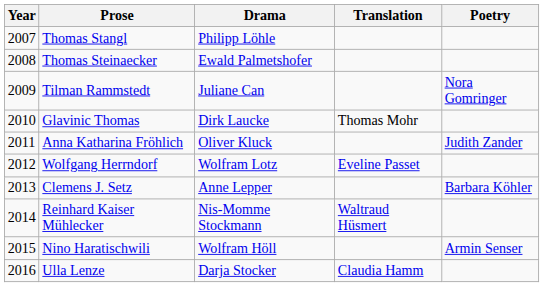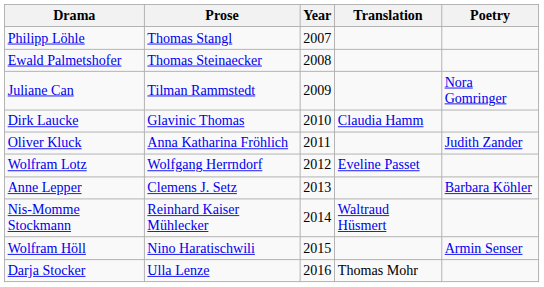columns swapped: (22, 15) <-> (265, 15)
(378, 120) Thomas Mohr -> (381, 120) Claudia Hamm
(381, 270) Claudia Hamm -> (378, 270) Thomas Mohr
